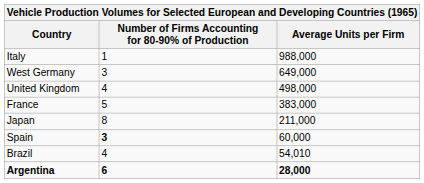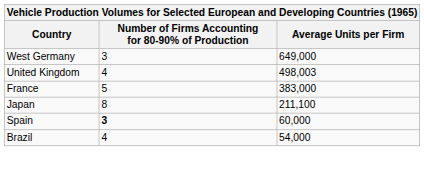- row: (16, 56)
(298, 89) 498,000 -> (298, 72) 498,003
(297, 121) 211,000 -> (297, 105) 211,100
(295, 154) 54,010 -> (295, 137) 54,000
- row: (31, 170)
